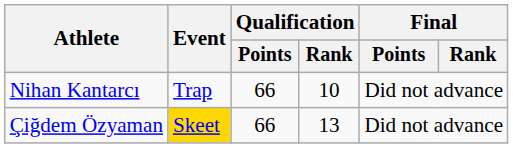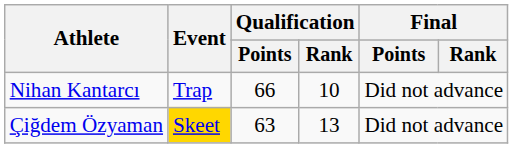(265, 125) 66 -> (265, 125) 63
